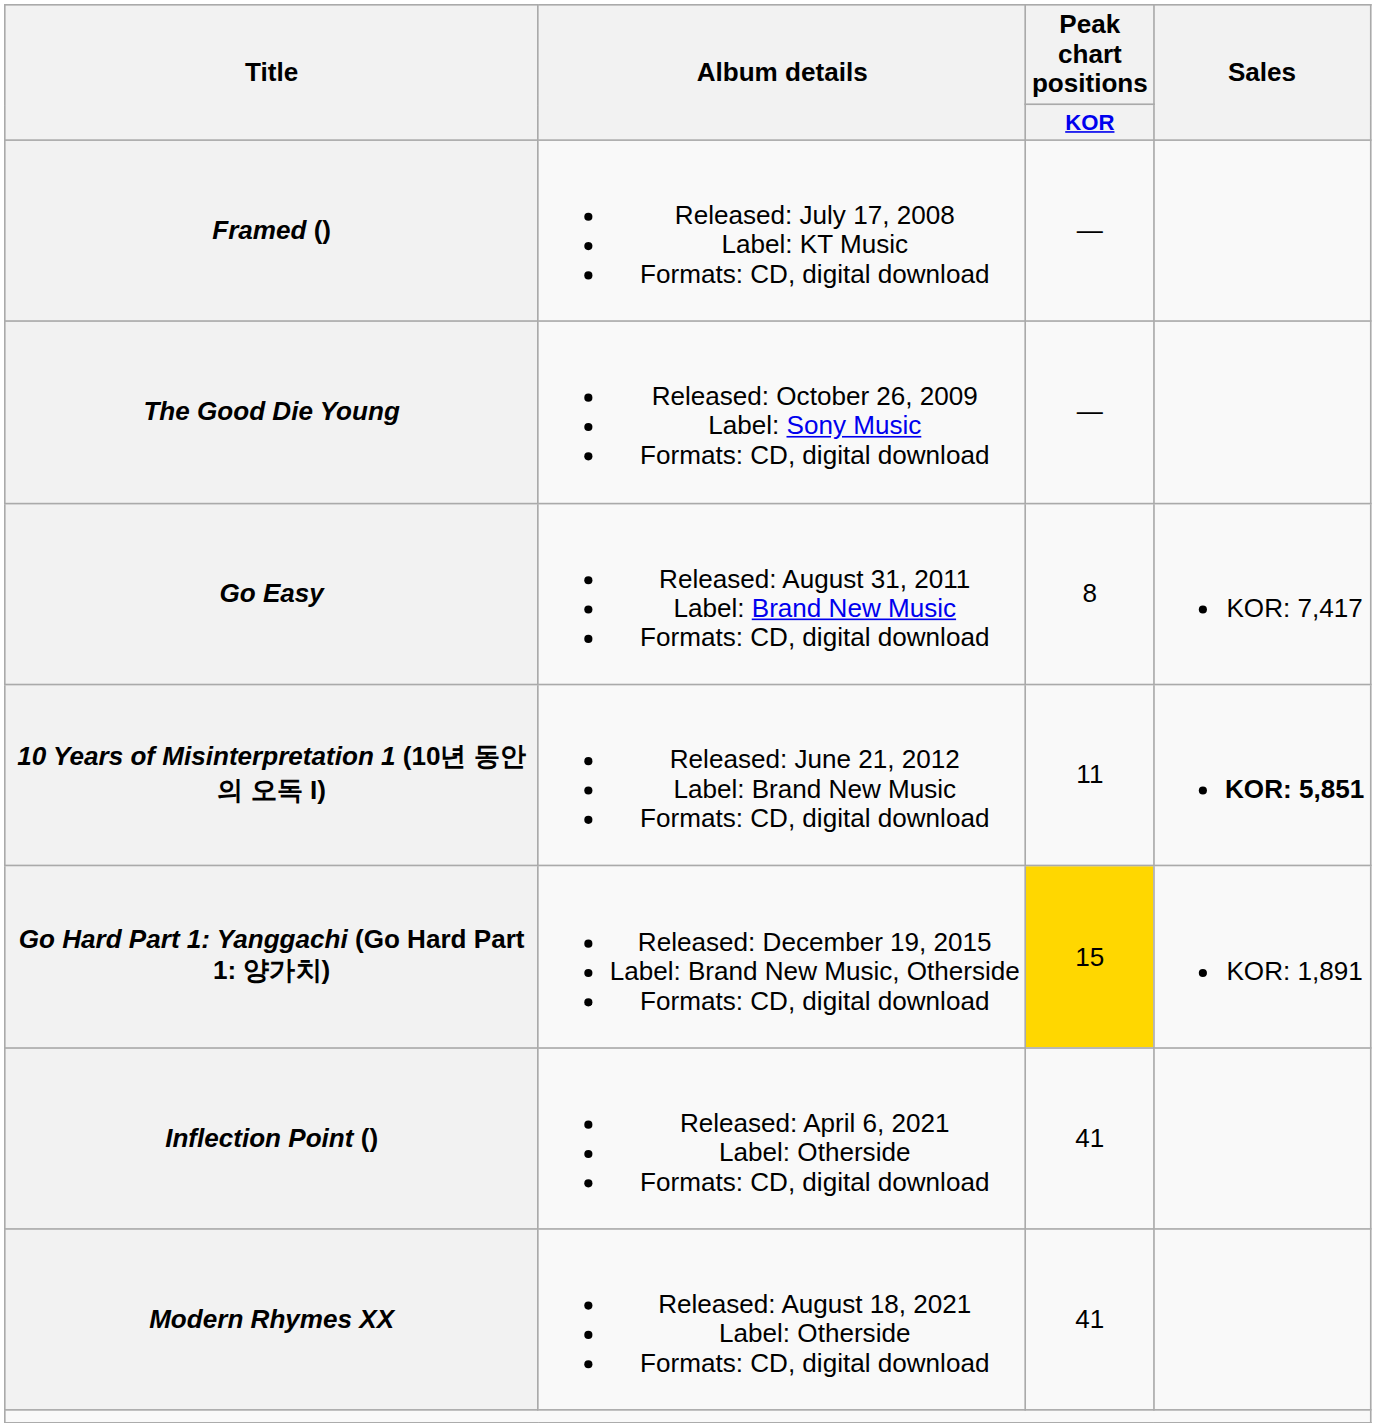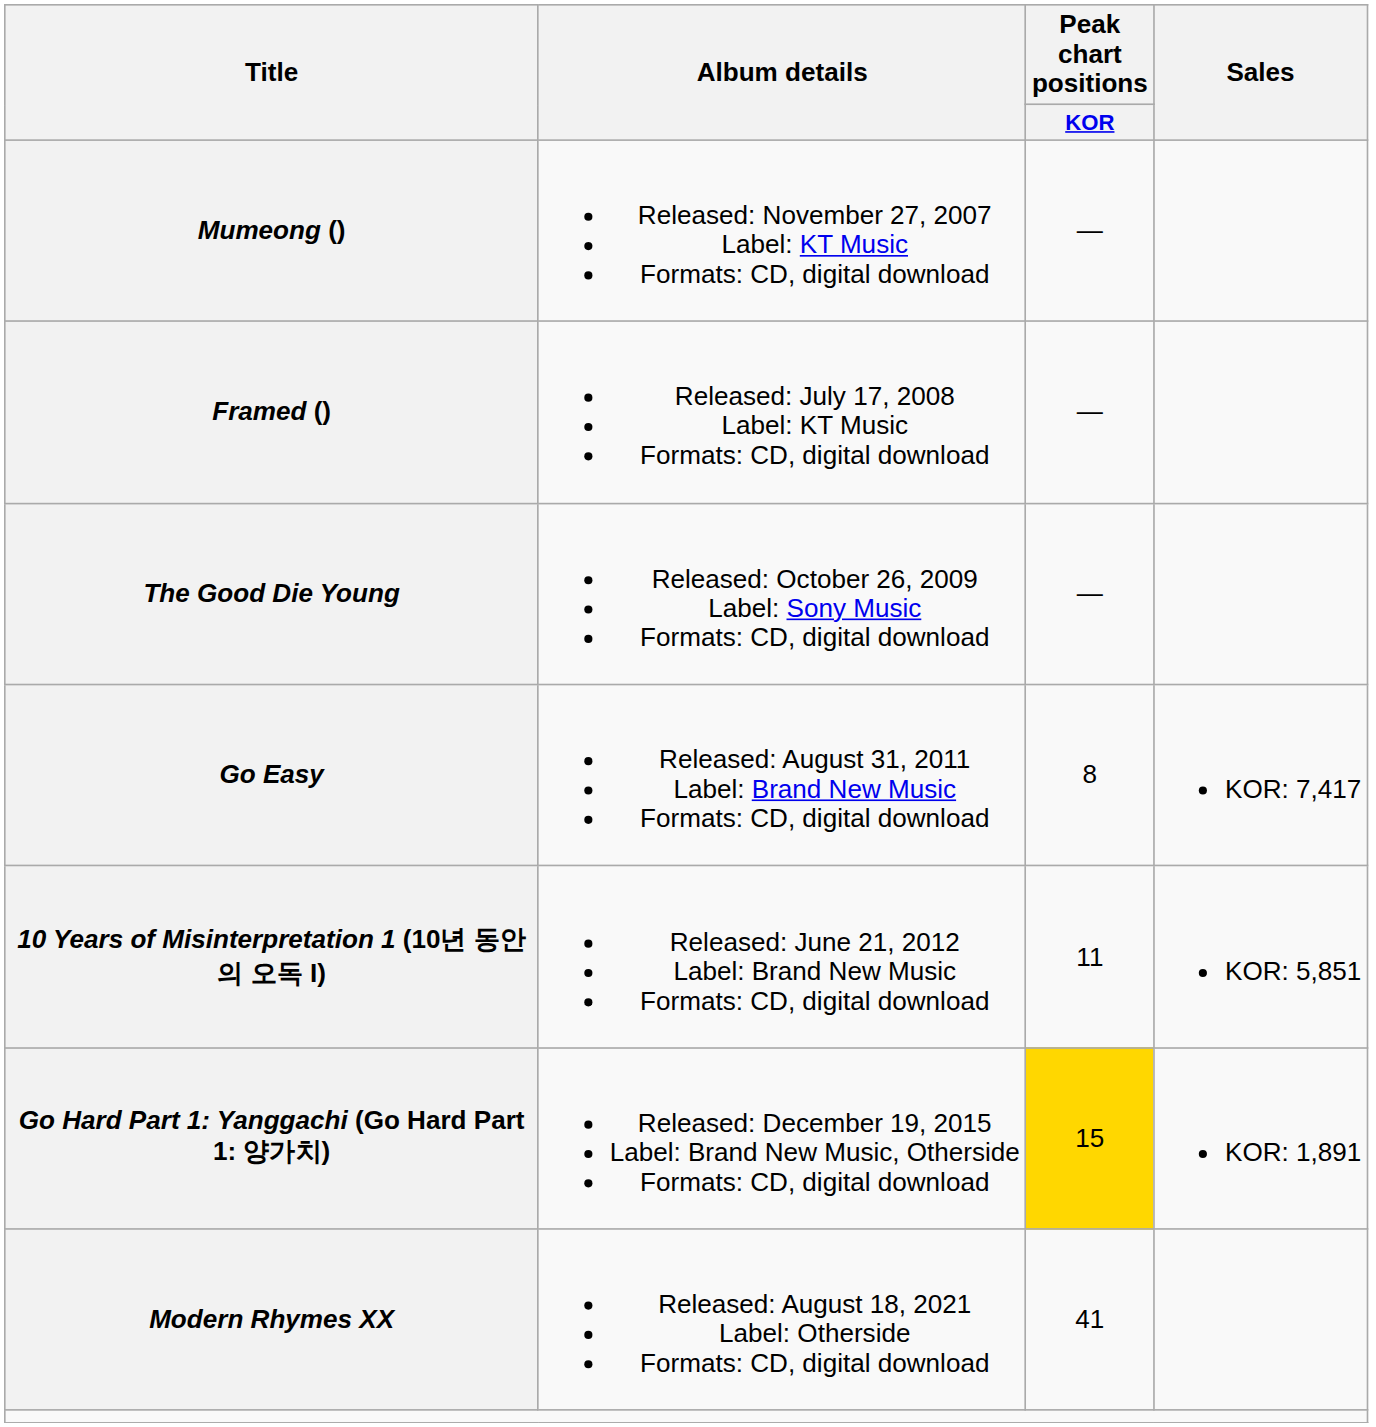+ row: (272, 230)
(1262, 790) bold -> (1261, 971) normal
- row: (272, 1137)
